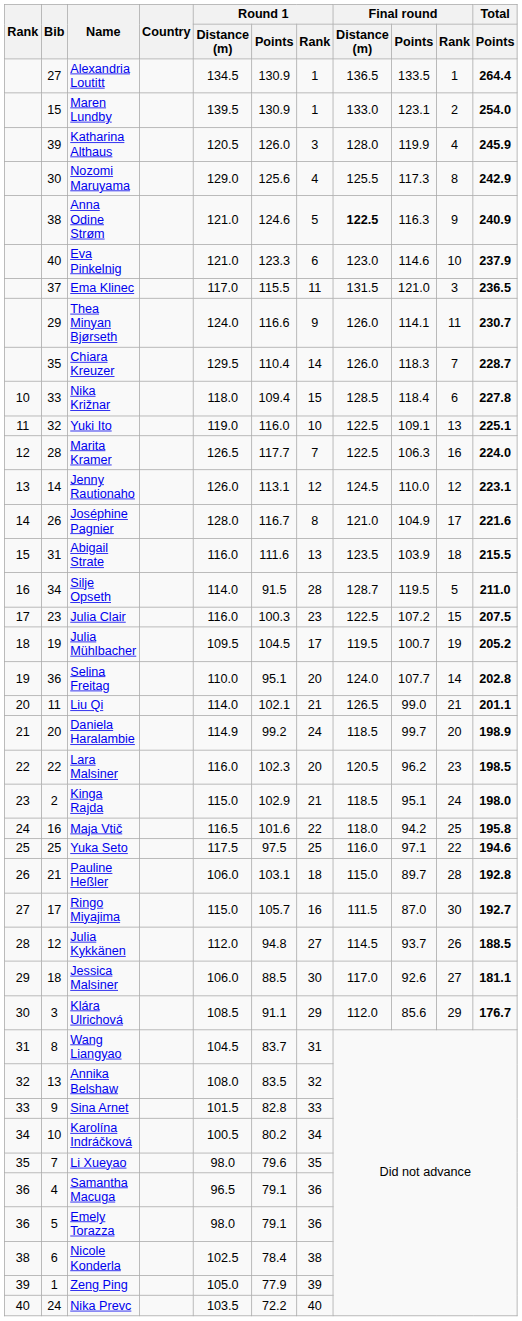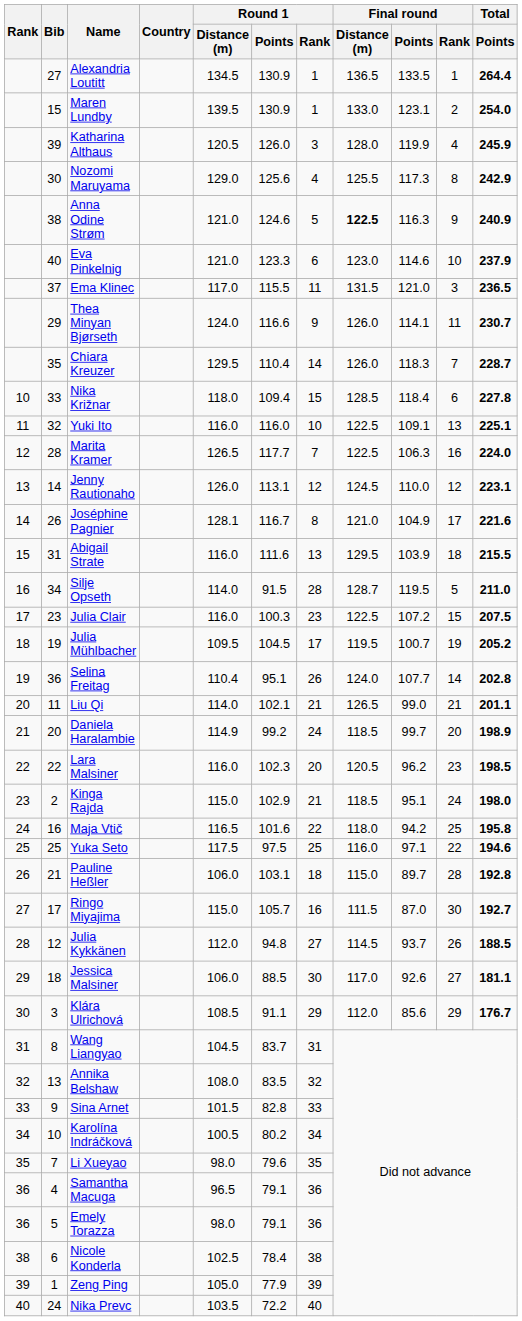(223, 425) 119.0 -> (223, 425) 116.0
(223, 521) 128.0 -> (223, 521) 128.1
(362, 555) 123.5 -> (362, 555) 129.5
(223, 678) 110.0 -> (223, 678) 110.4
(315, 678) 20 -> (315, 678) 26
